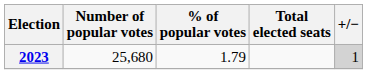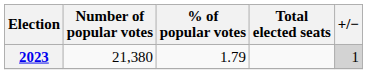(132, 56) 25,680 -> (132, 56) 21,380
